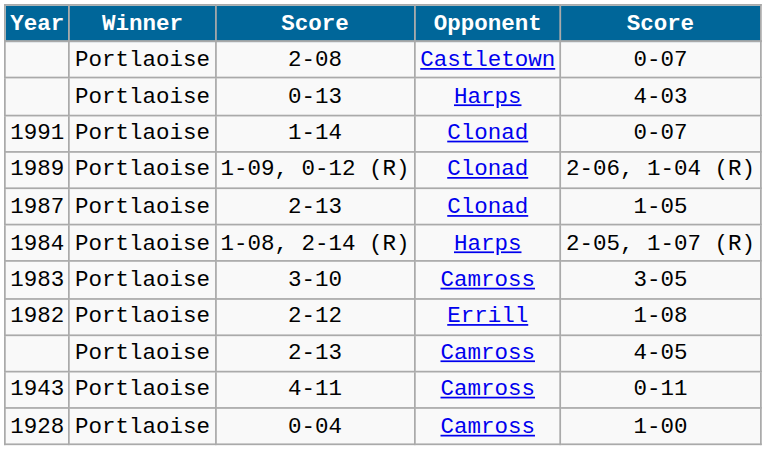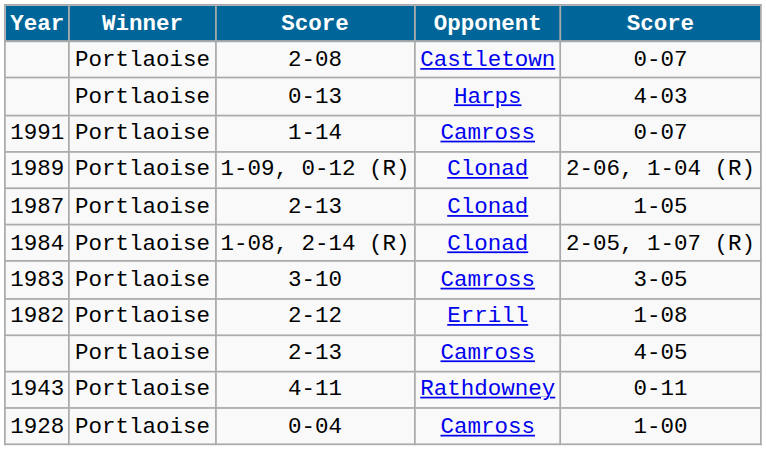(488, 133) Clonad -> (488, 133) Camross
(488, 243) Harps -> (488, 243) Clonad
(488, 390) Camross -> (488, 390) Rathdowney
